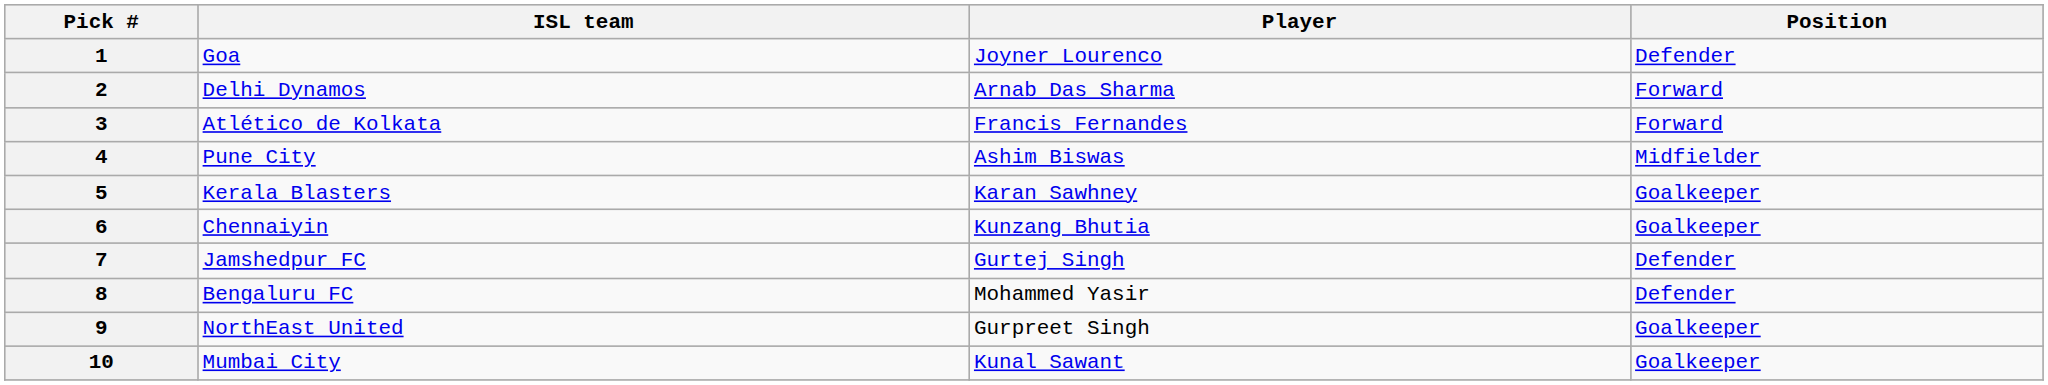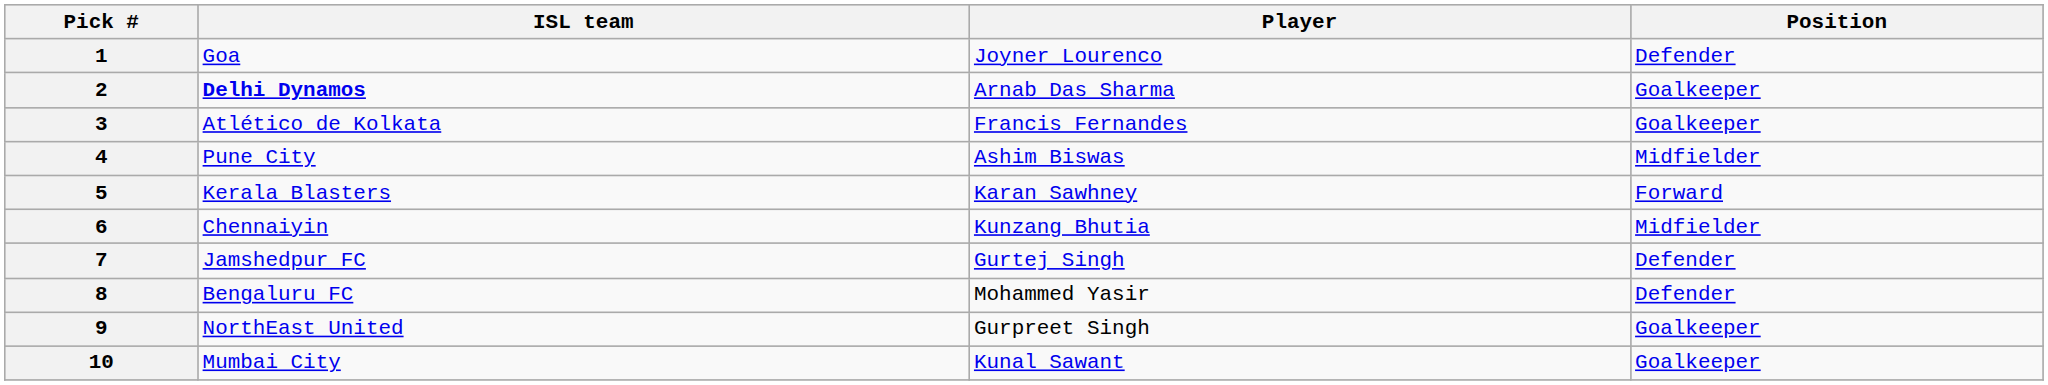(284, 90) normal -> (284, 90) bold
(1679, 90) Forward -> (1698, 90) Goalkeeper
(1679, 124) Forward -> (1698, 124) Goalkeeper
(1698, 192) Goalkeeper -> (1679, 192) Forward
(1698, 227) Goalkeeper -> (1698, 227) Midfielder
